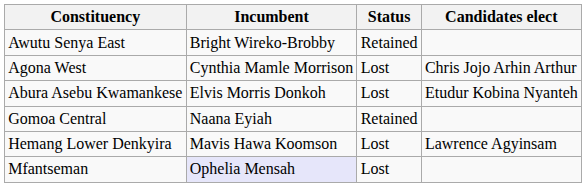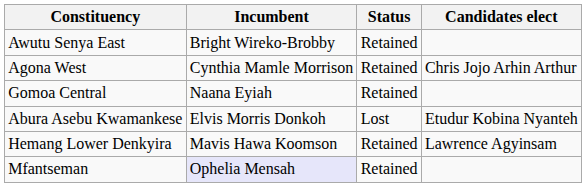(375, 67) Lost -> (389, 67) Retained
rows swapped: (57, 118) <-> (95, 93)
(375, 144) Lost -> (389, 144) Retained
(375, 169) Lost -> (389, 169) Retained
